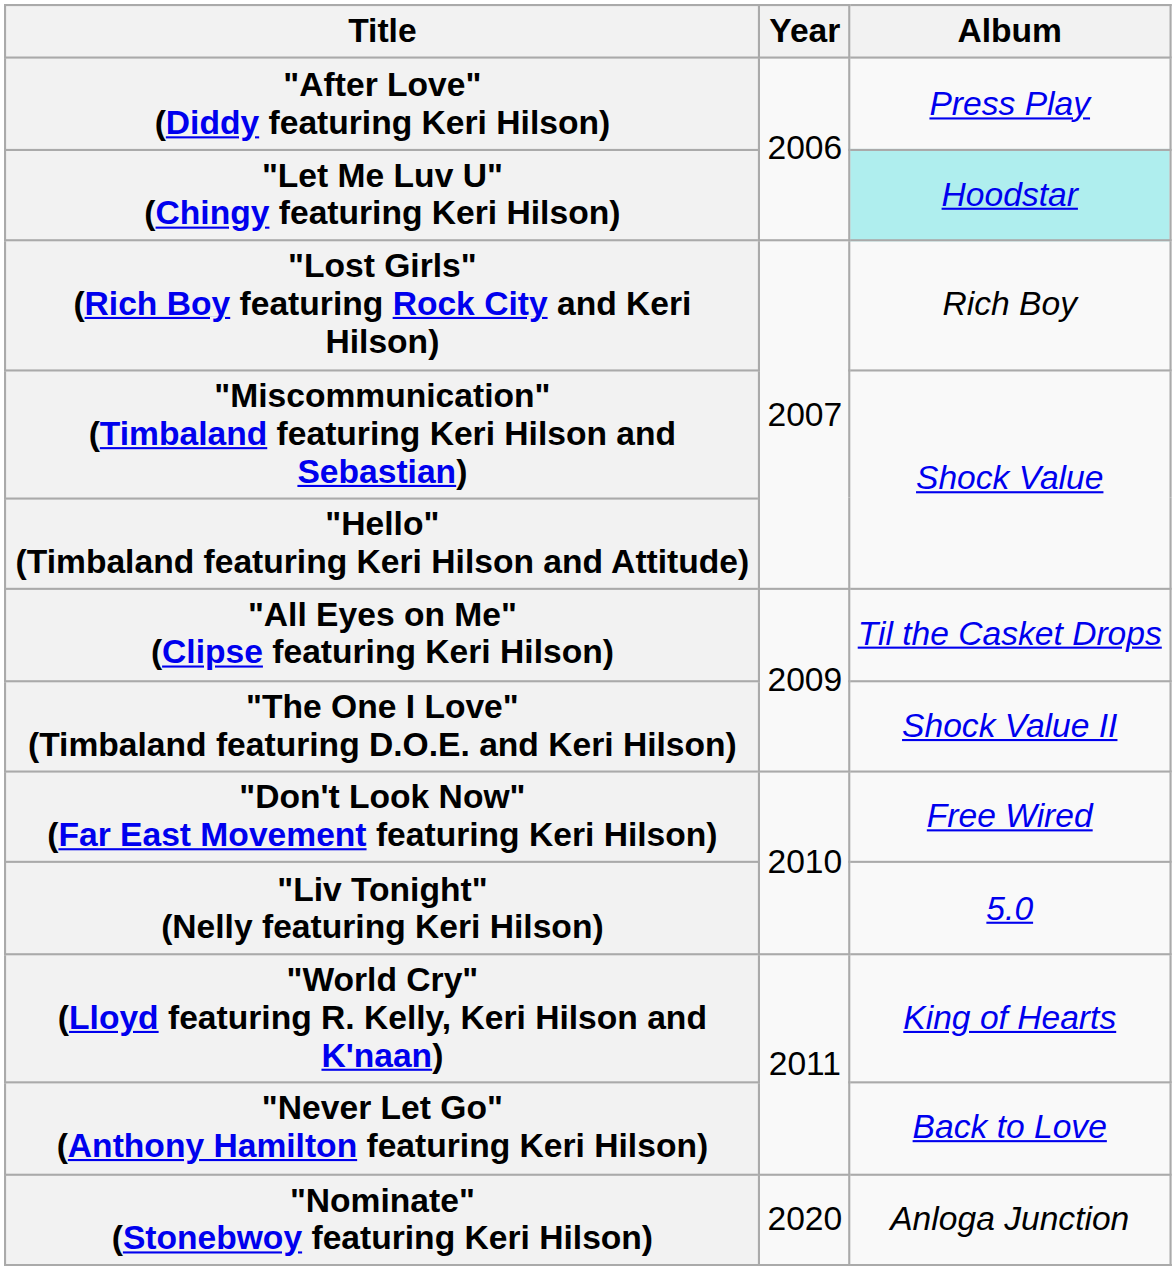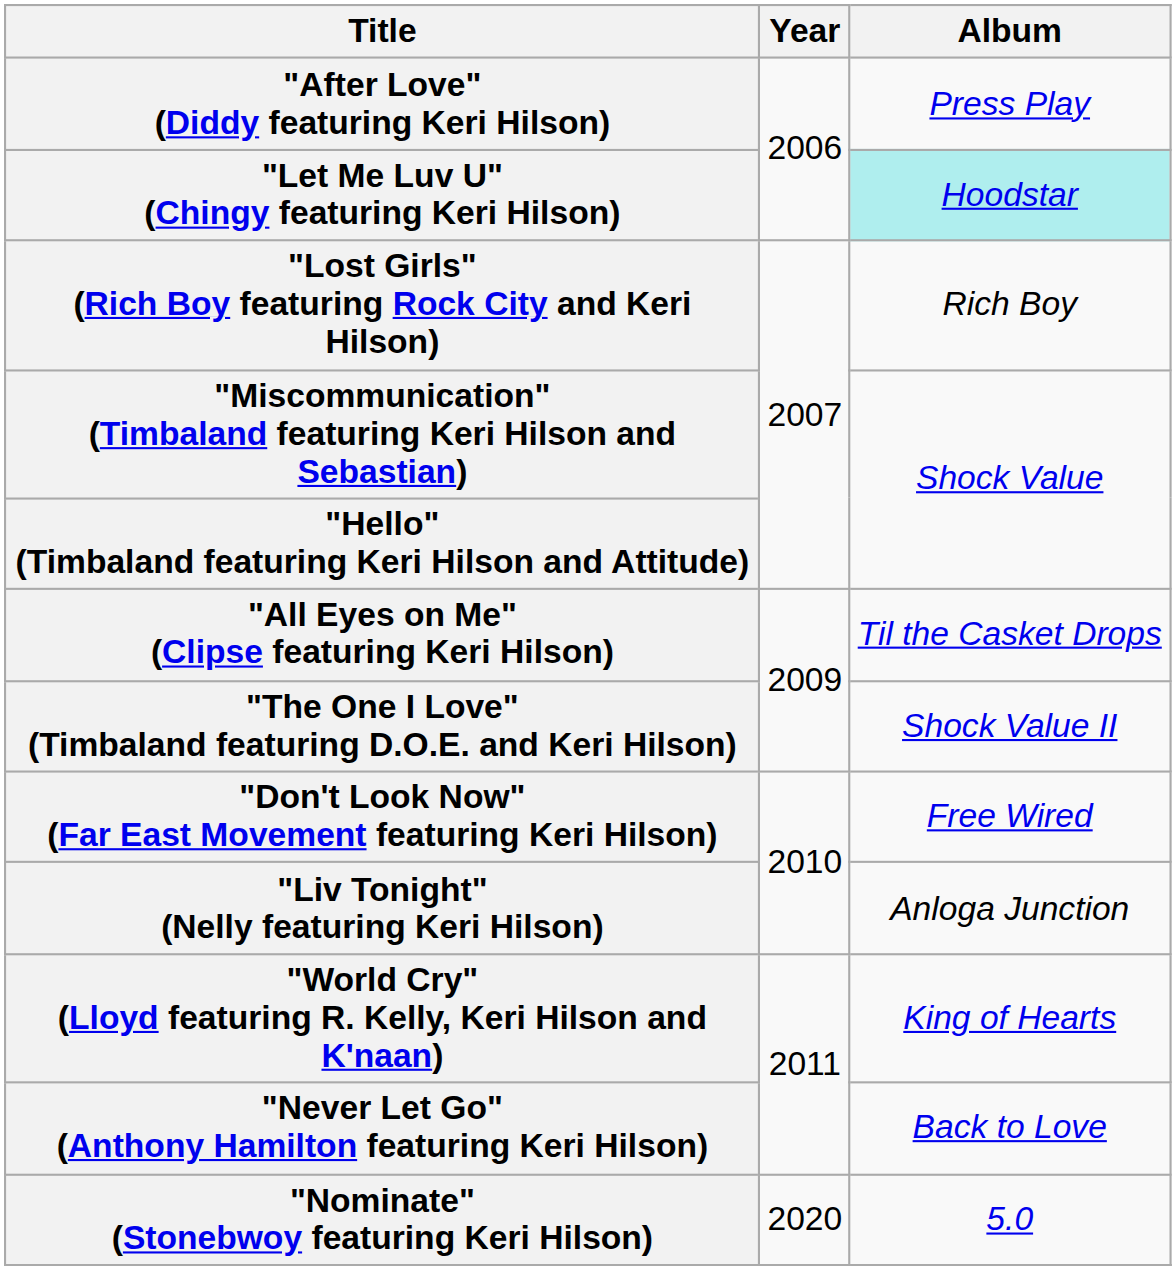(1010, 907) 5.0 -> (1010, 907) Anloga Junction
(1010, 1218) Anloga Junction -> (1010, 1218) 5.0
